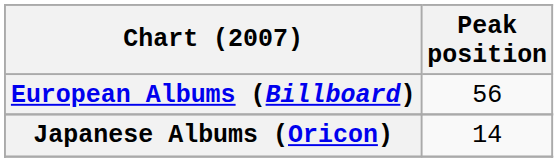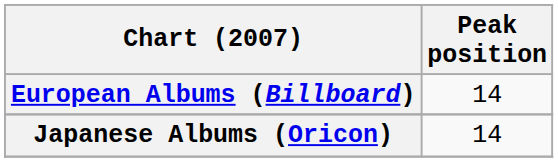(487, 95) 56 -> (487, 95) 14
